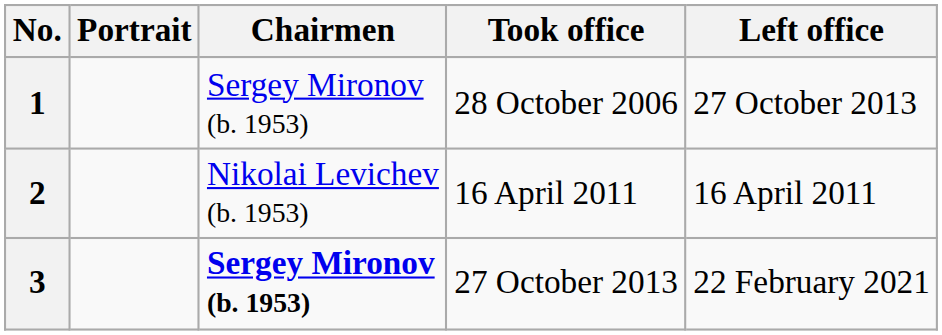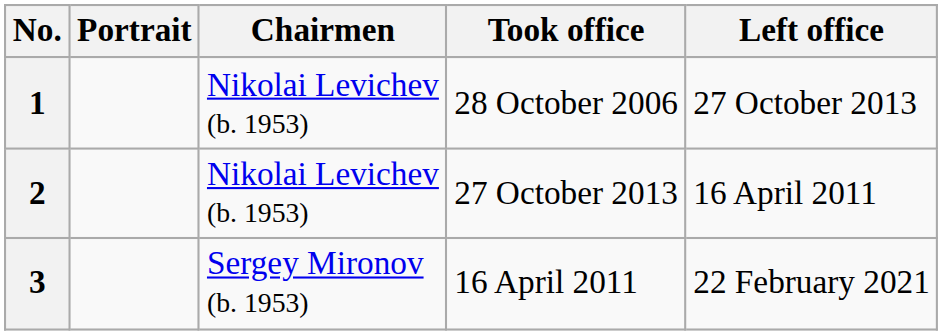(315, 102) Sergey Mironov (b. 1953) -> (323, 102) Nikolai Levichev (b. 1953)
(546, 192) 16 April 2011 -> (566, 192) 27 October 2013
(321, 282) bold -> (315, 282) normal
(566, 282) 27 October 2013 -> (546, 282) 16 April 2011
